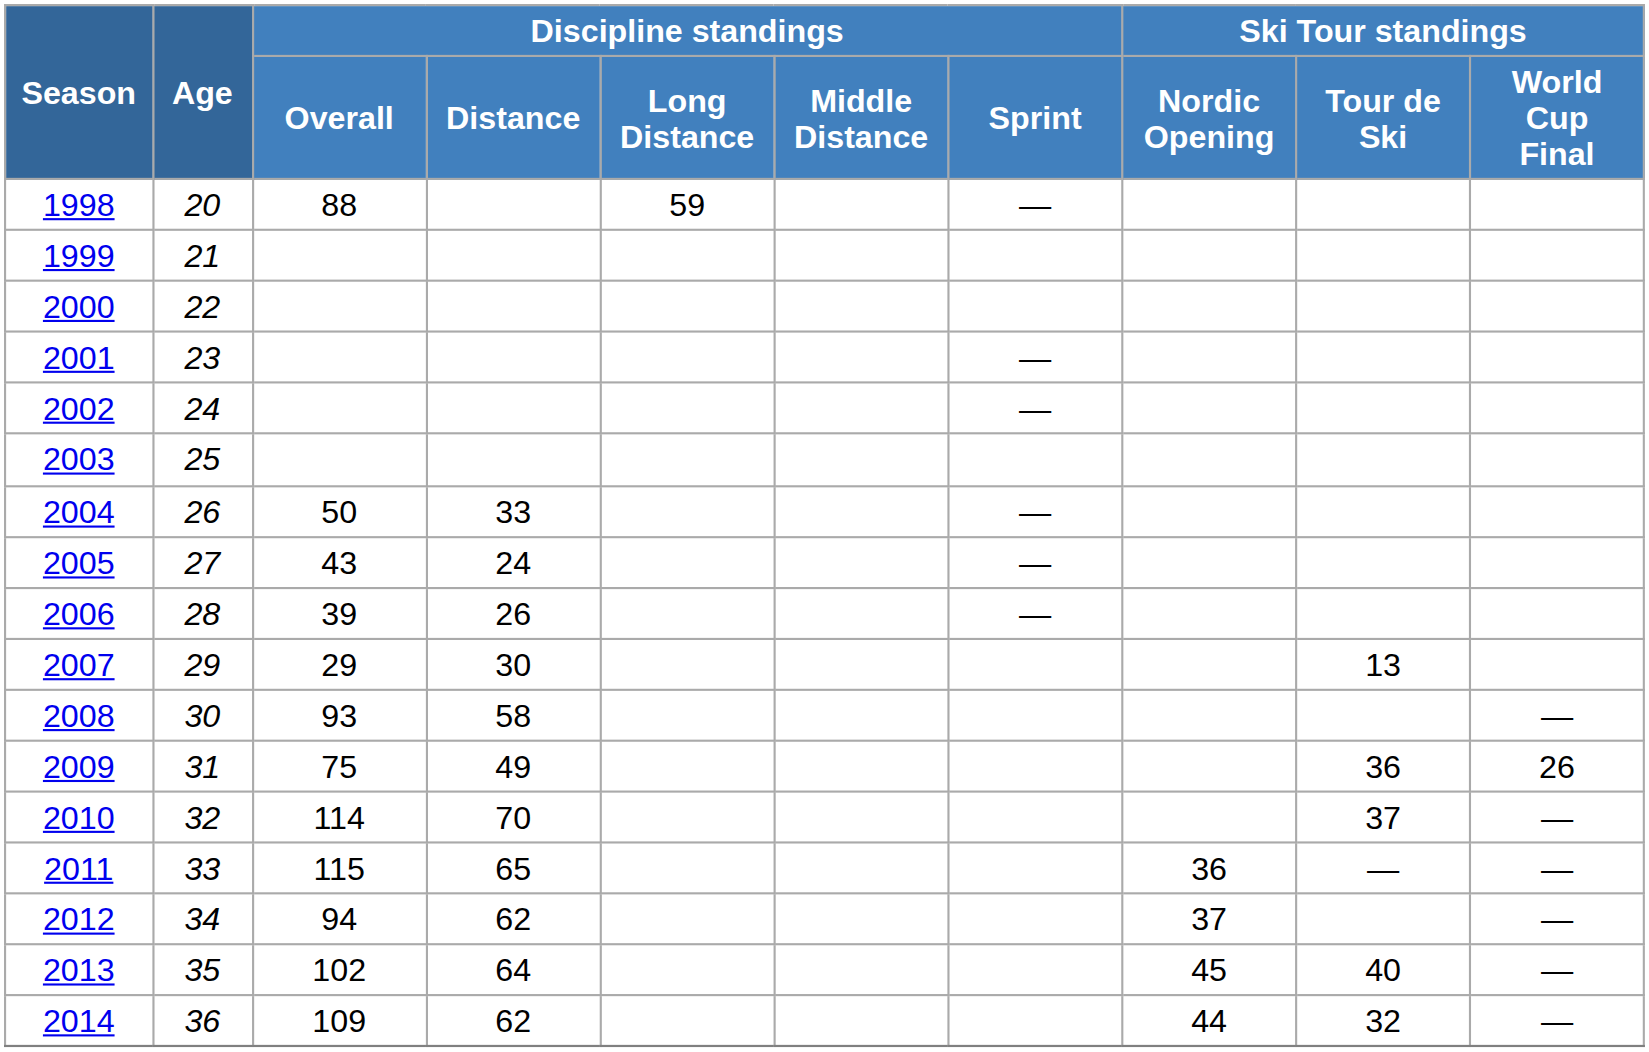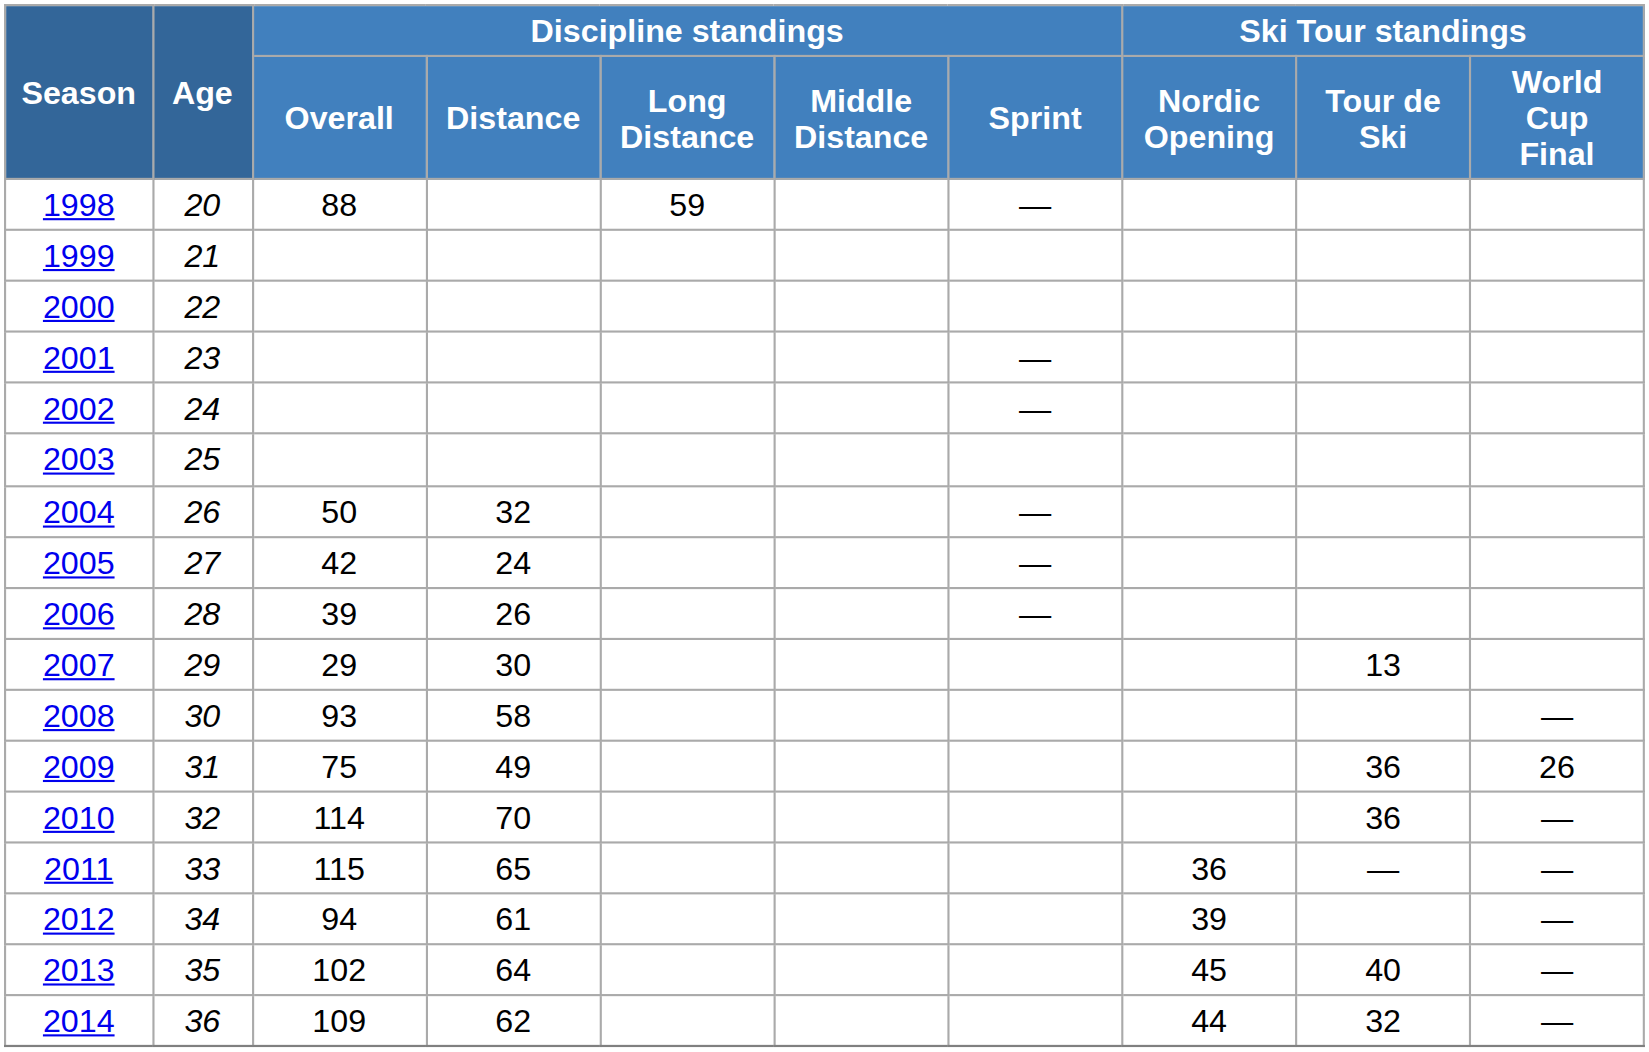(513, 511) 33 -> (513, 511) 32
(339, 562) 43 -> (339, 562) 42
(1383, 817) 37 -> (1383, 817) 36
(513, 919) 62 -> (513, 919) 61
(1209, 919) 37 -> (1209, 919) 39
